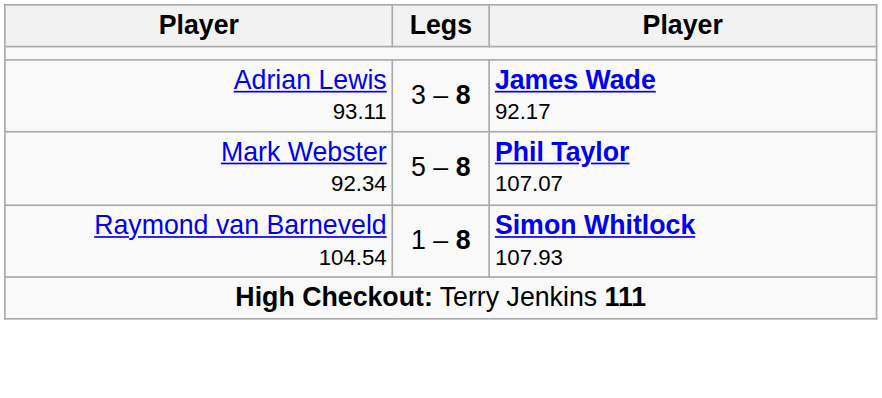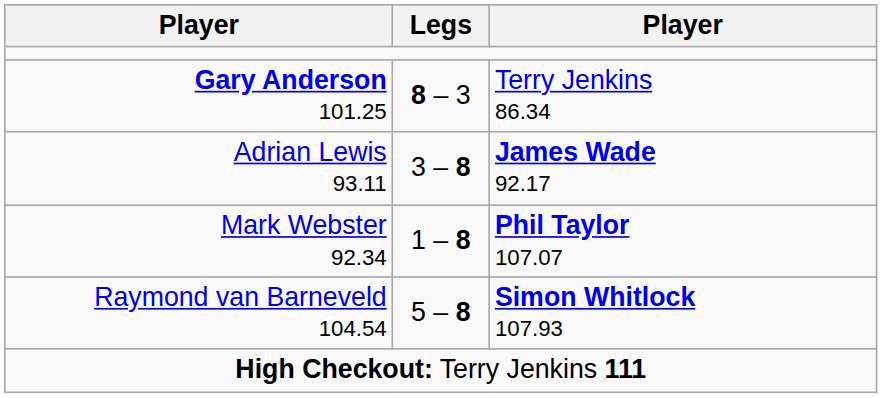+ row: (291, 95)
(441, 167) 5 – 8 -> (441, 240) 1 – 8
(441, 240) 1 – 8 -> (441, 312) 5 – 8
